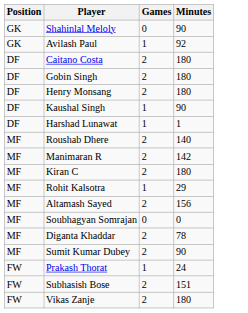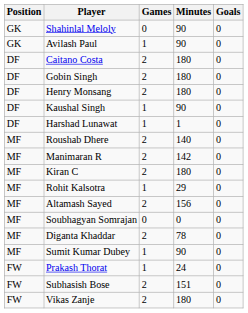+ column: (228, 12)
(181, 44) 92 -> (181, 44) 90
(144, 252) 2 -> (144, 252) 1
